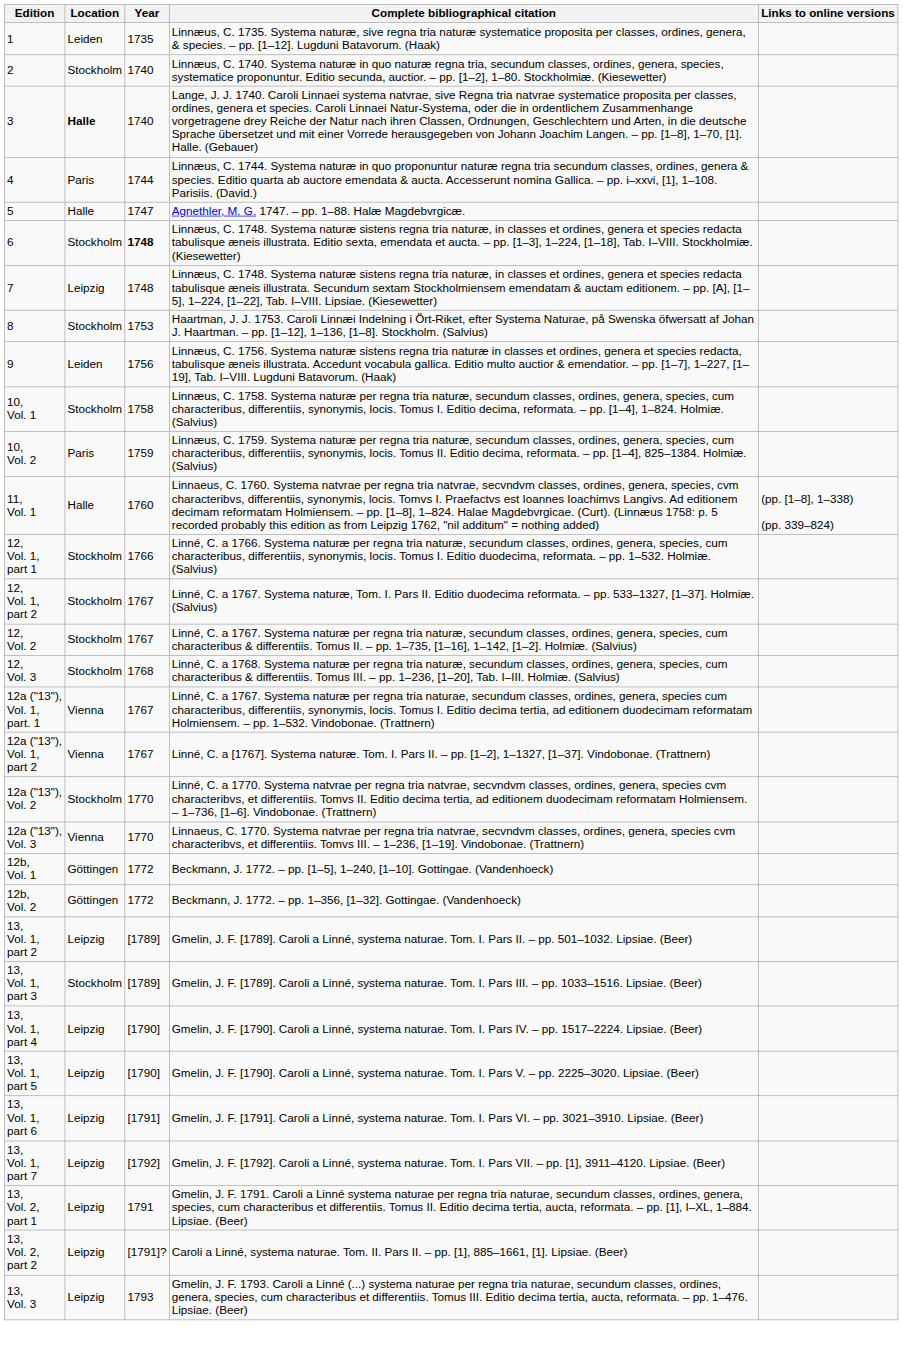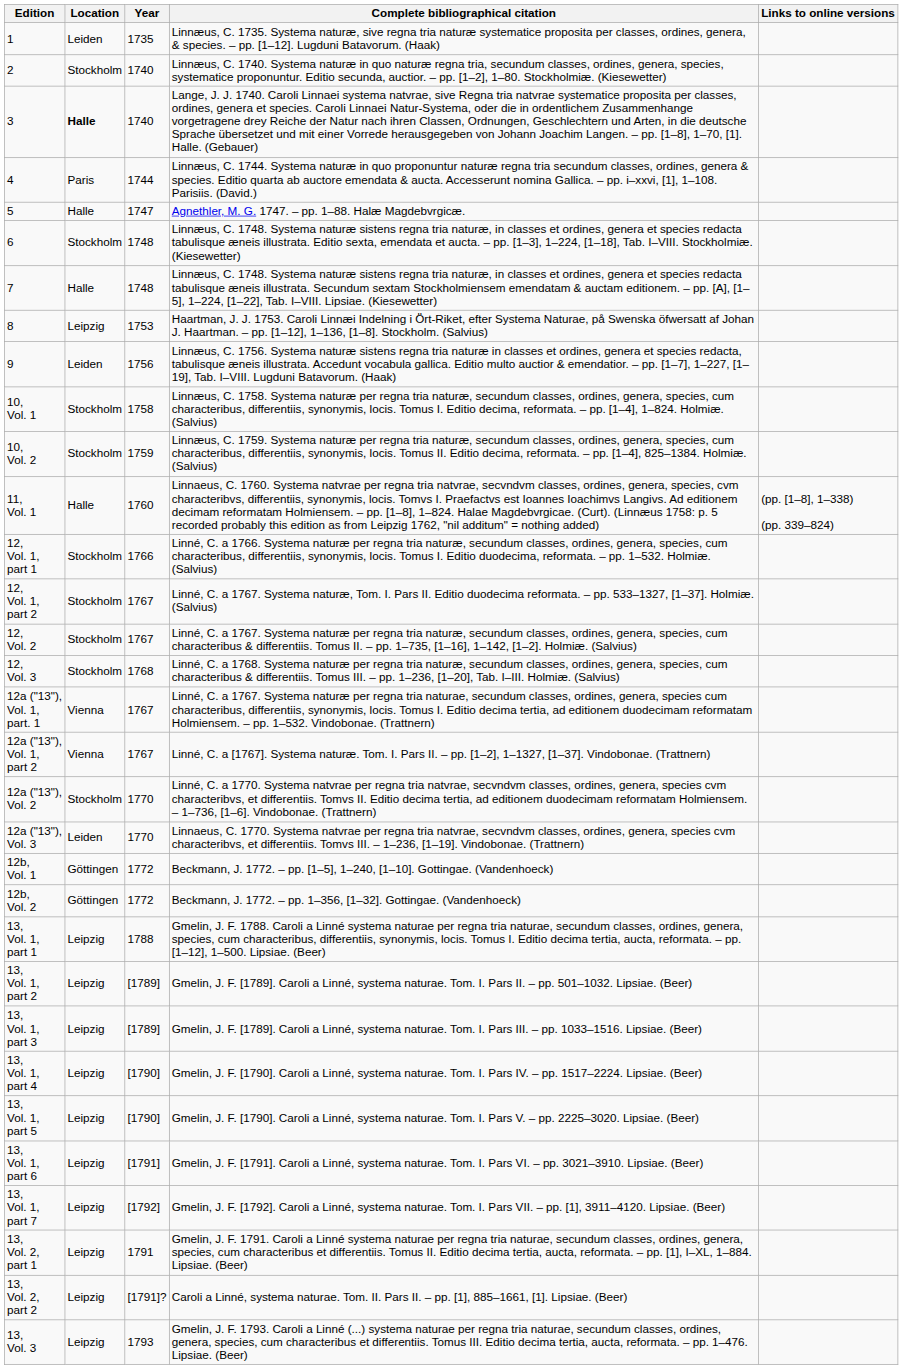(140, 243) bold -> (140, 243) normal
(86, 287) Leipzig -> (81, 287) Halle
(95, 326) Stockholm -> (86, 326) Leipzig
(81, 454) Paris -> (95, 454) Stockholm
(86, 837) Vienna -> (85, 837) Leiden
+ row: (23, 939)
(95, 983) Stockholm -> (86, 1028) Leipzig
